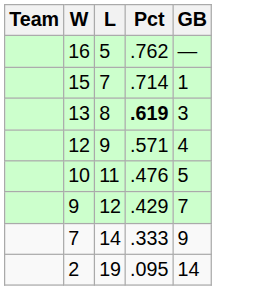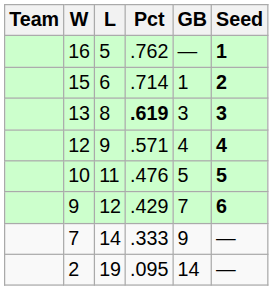+ column: (240, 20)
(105, 82) 7 -> (105, 82) 6
